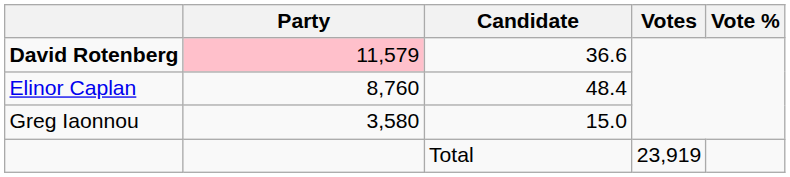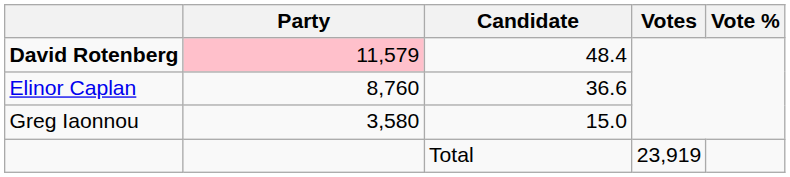(606, 54) 36.6 -> (606, 54) 48.4
(606, 88) 48.4 -> (606, 88) 36.6
